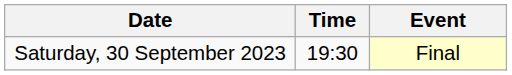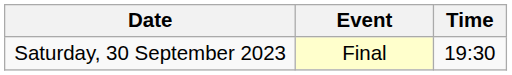columns swapped: (332, 20) <-> (438, 20)
